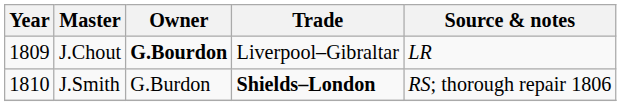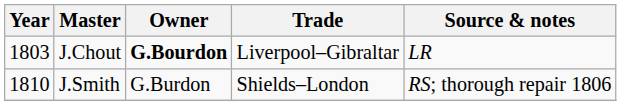(29, 52) 1809 -> (29, 52) 1803
(306, 84) bold -> (303, 84) normal
